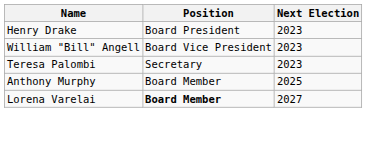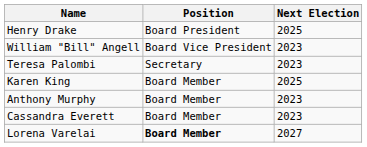(290, 30) 2023 -> (290, 30) 2025
+ row: (39, 82)
(290, 82) 2025 -> (290, 99) 2023
+ row: (61, 116)
